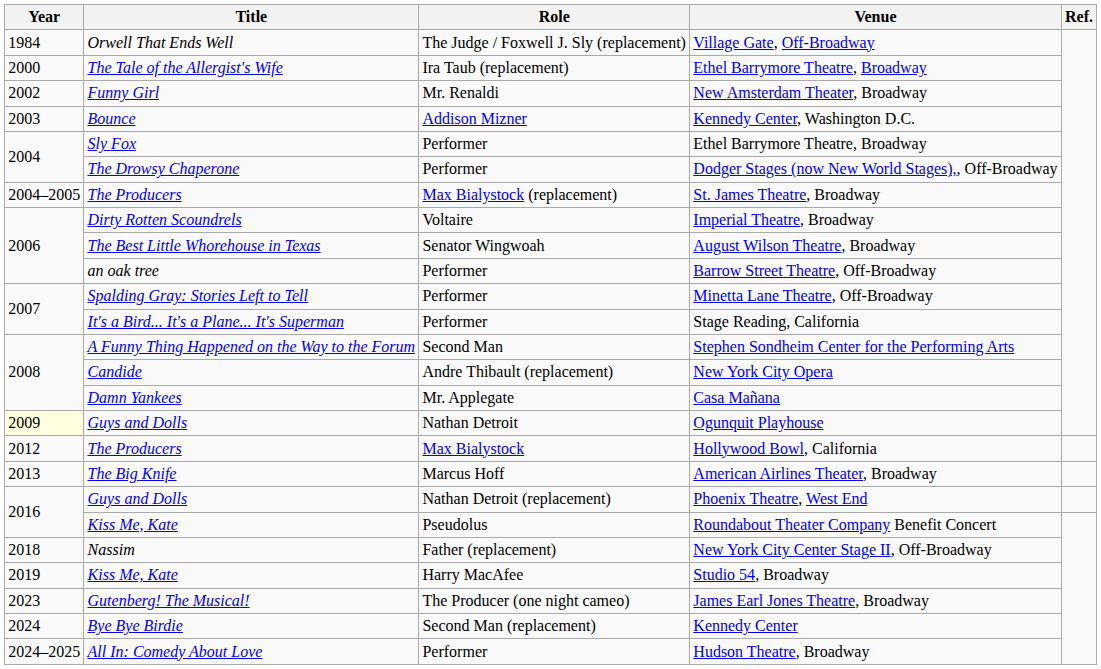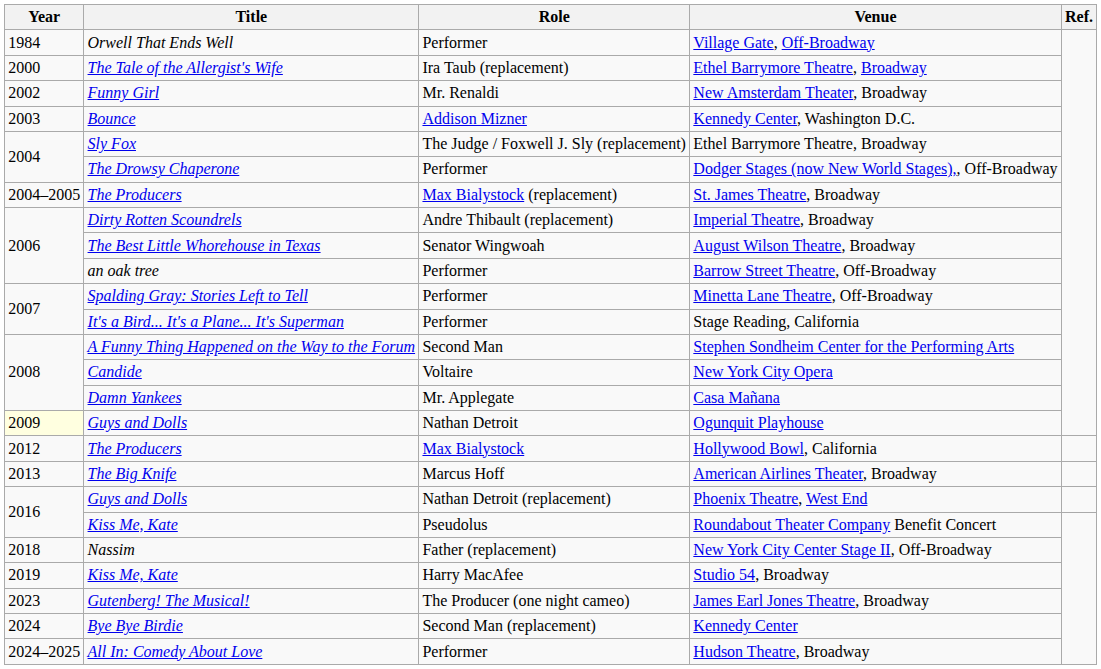(554, 42) The Judge / Foxwell J. Sly (replacement) -> (455, 42) Performer
(455, 144) Performer -> (554, 144) The Judge / Foxwell J. Sly (replacement)
(448, 220) Voltaire -> (518, 220) Andre Thibault (replacement)
(518, 372) Andre Thibault (replacement) -> (448, 372) Voltaire
